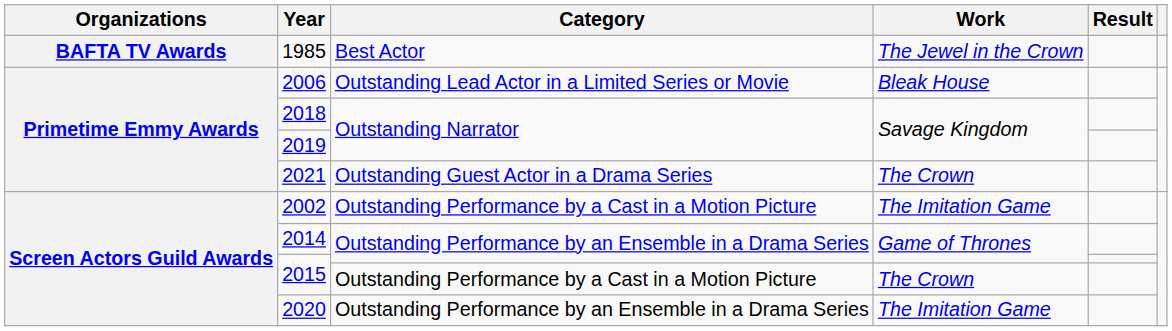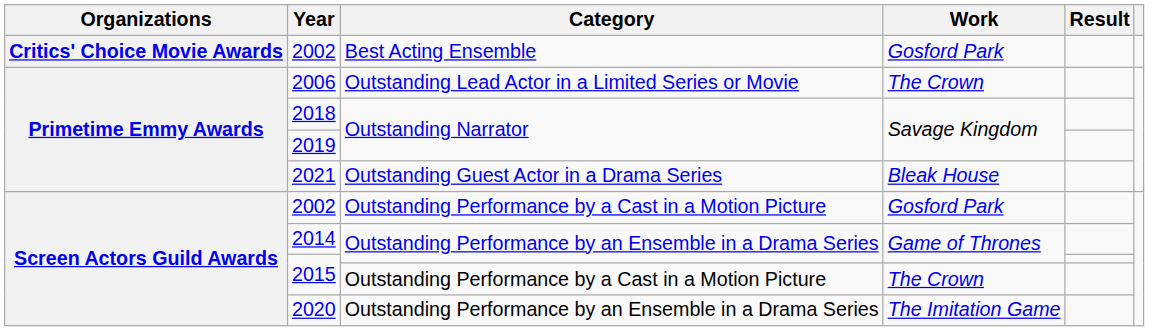- row: (304, 51)
+ row: (314, 51)
(934, 82) Bleak House -> (936, 82) The Crown
(926, 176) The Crown -> (943, 176) Bleak House
(964, 207) The Imitation Game -> (946, 207) Gosford Park
